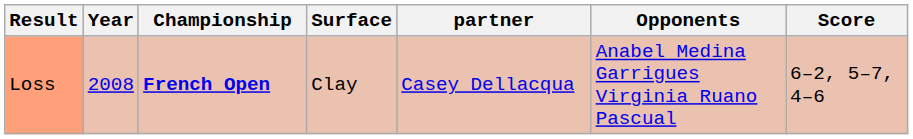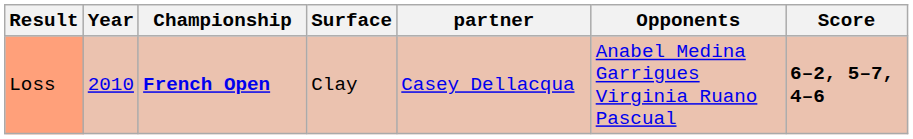(111, 85) 2008 -> (111, 85) 2010
(842, 85) normal -> (842, 85) bold
